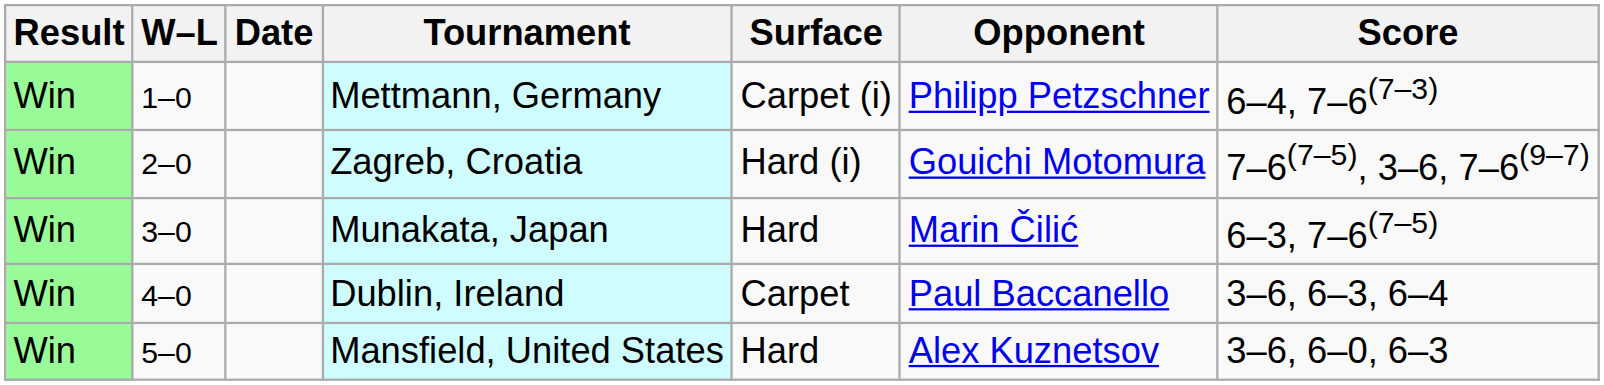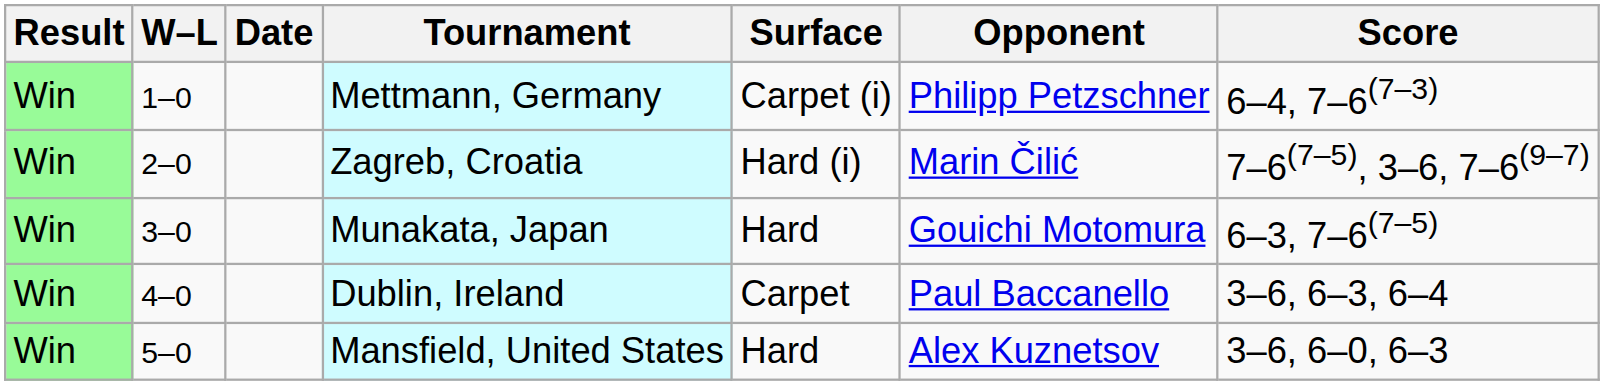(1057, 163) Gouichi Motomura -> (993, 163) Marin Čilić
(993, 230) Marin Čilić -> (1057, 230) Gouichi Motomura
